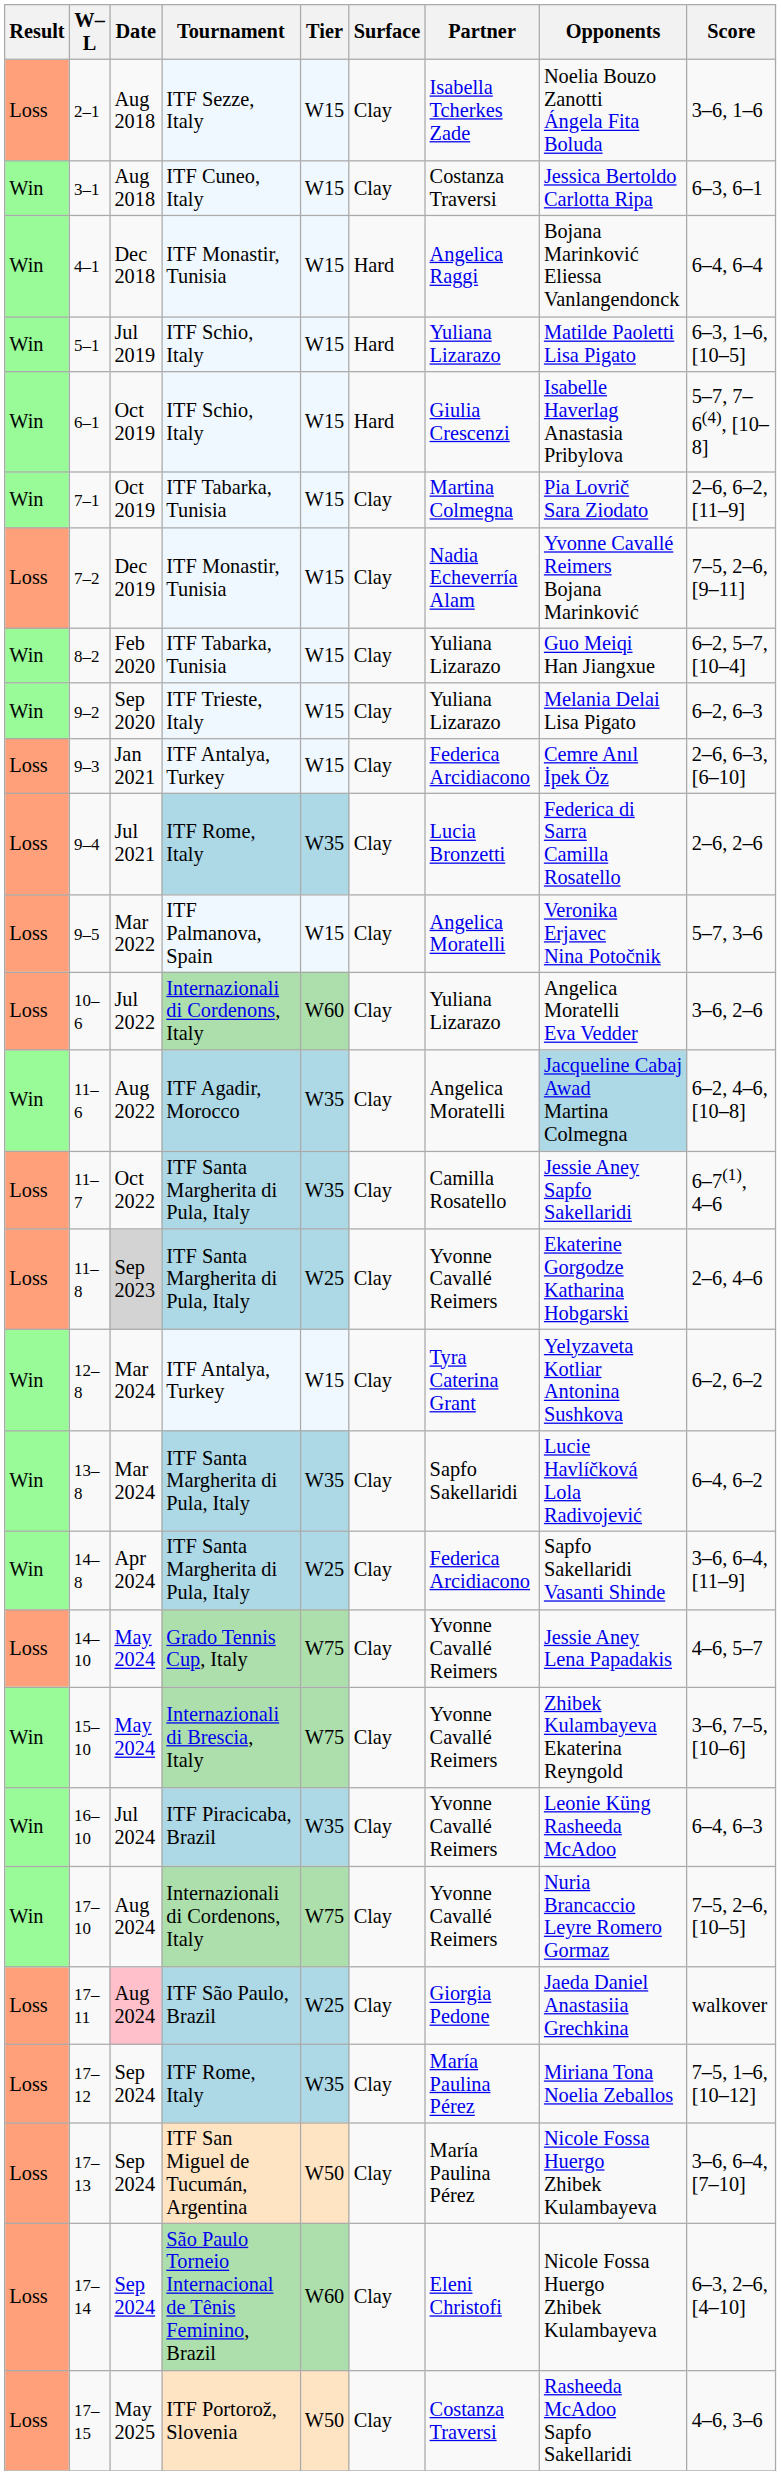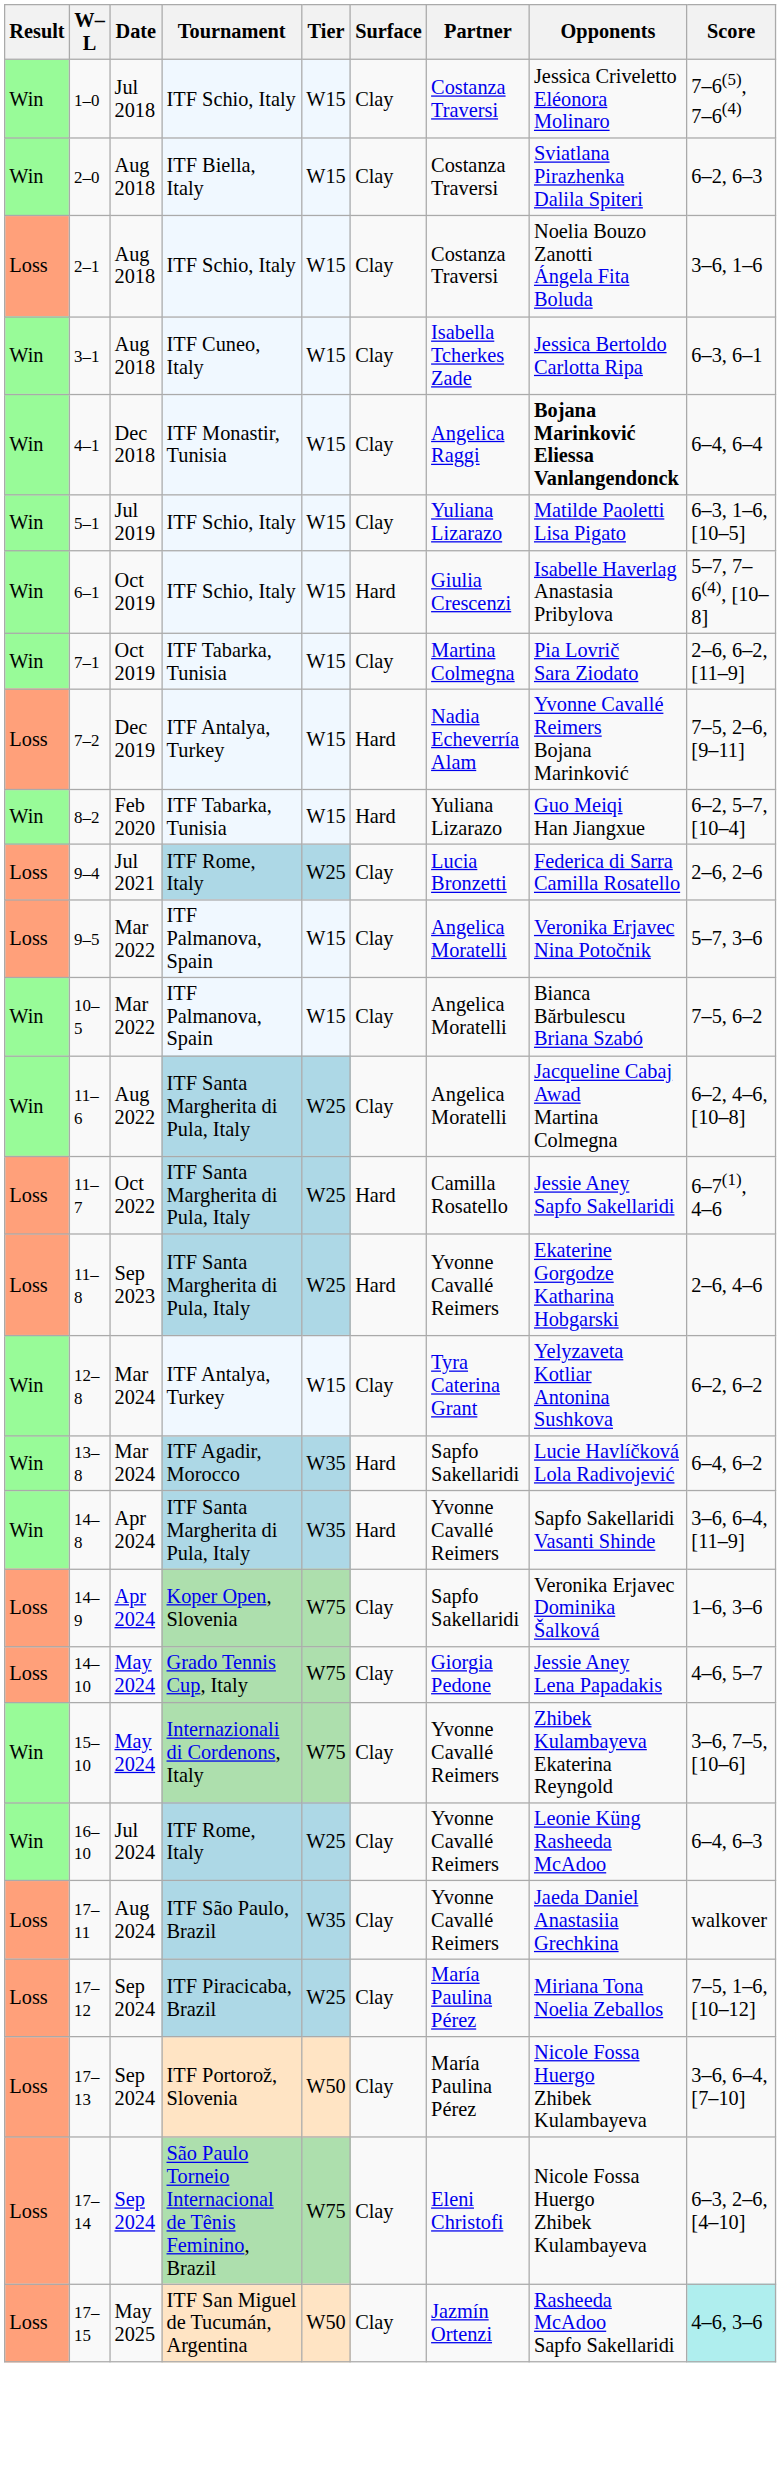+ row: (87, 99)
+ row: (87, 177)
(210, 109) ITF Sezze, Italy -> (231, 265) ITF Schio, Italy
(466, 109) Isabella Tcherkes Zade -> (468, 265) Costanza Traversi
(467, 187) Costanza Traversi -> (468, 355) Isabella Tcherkes Zade
(374, 265) Hard -> (374, 444) Clay
(612, 265) normal -> (606, 444) bold
(374, 343) Hard -> (374, 522) Clay
(223, 577) ITF Monastir, Tunisia -> (218, 739) ITF Antalya, Turkey
(373, 577) Clay -> (375, 739) Hard
(373, 655) Clay -> (375, 817) Hard
- row: (87, 711)
- row: (87, 767)
(325, 843) W35 -> (326, 872) W25
+ row: (87, 1017)
- row: (87, 1012)
(214, 1100) ITF Agadir, Morocco -> (222, 1105) ITF Santa Margherita di Pula, Italy
(325, 1100) W35 -> (326, 1105) W25
(613, 1100) lightblue background -> (603, 1105) no background
(325, 1189) W35 -> (326, 1195) W25
(373, 1189) Clay -> (375, 1195) Hard
(135, 1279) lightgrey background -> (135, 1284) no background
(373, 1279) Clay -> (375, 1284) Hard
(222, 1480) ITF Santa Margherita di Pula, Italy -> (214, 1463) ITF Agadir, Morocco
(373, 1480) Clay -> (375, 1463) Hard
(325, 1570) W25 -> (326, 1529) W35
(373, 1570) Clay -> (375, 1529) Hard
(480, 1570) Federica Arcidiacono -> (465, 1529) Yvonne Cavallé Reimers
+ row: (87, 1609)
(463, 1648) Yvonne Cavallé Reimers -> (462, 1674) Giorgia Pedone
(223, 1737) Internazionali di Brescia, Italy -> (224, 1752) Internazionali di Cordenons, Italy
(229, 1826) ITF Piracicaba, Brazil -> (211, 1841) ITF Rome, Italy
(325, 1826) W35 -> (326, 1841) W25
- row: (87, 1917)
(135, 2005) pink background -> (135, 1919) no background
(325, 2005) W25 -> (326, 1919) W35
(460, 2005) Giorgia Pedone -> (465, 1919) Yvonne Cavallé Reimers
(211, 2083) ITF Rome, Italy -> (229, 1997) ITF Piracicaba, Brazil
(325, 2083) W35 -> (326, 1997) W25
(208, 2172) ITF San Miguel de Tucumán, Argentina -> (222, 2087) ITF Portorož, Slovenia
(325, 2296) W60 -> (326, 2210) W75
(222, 2420) ITF Portorož, Slovenia -> (231, 2322) ITF San Miguel de Tucumán, Argentina
(467, 2420) Costanza Traversi -> (462, 2322) Jazmín Ortenzi
(727, 2420) no background -> (727, 2322) paleturquoise background
